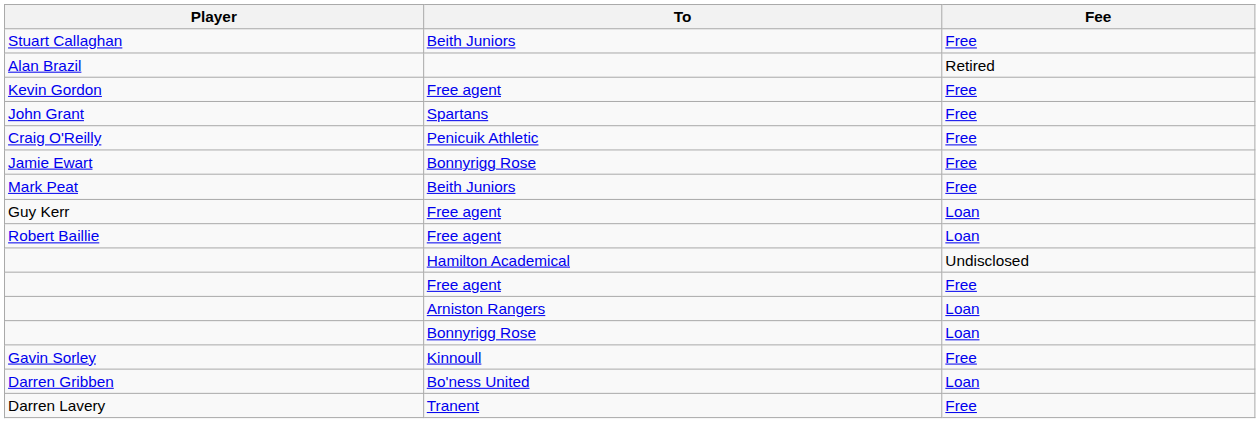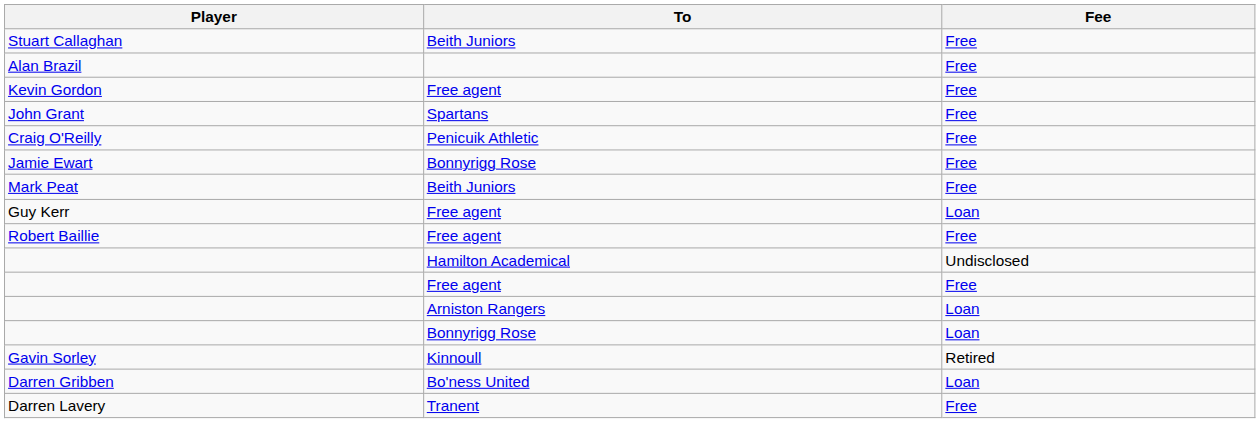(970, 65) Retired -> (961, 65) Free
(962, 236) Loan -> (961, 236) Free
(961, 357) Free -> (970, 357) Retired
